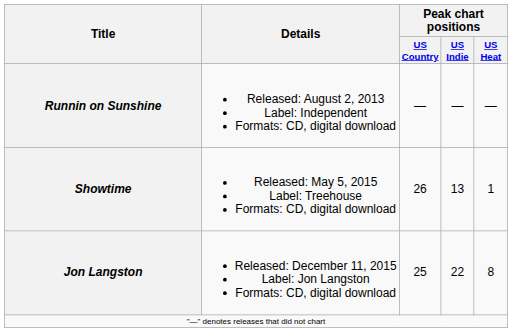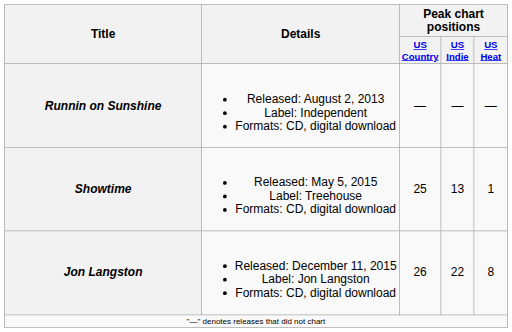(420, 189) 26 -> (420, 189) 25
(420, 272) 25 -> (420, 272) 26
